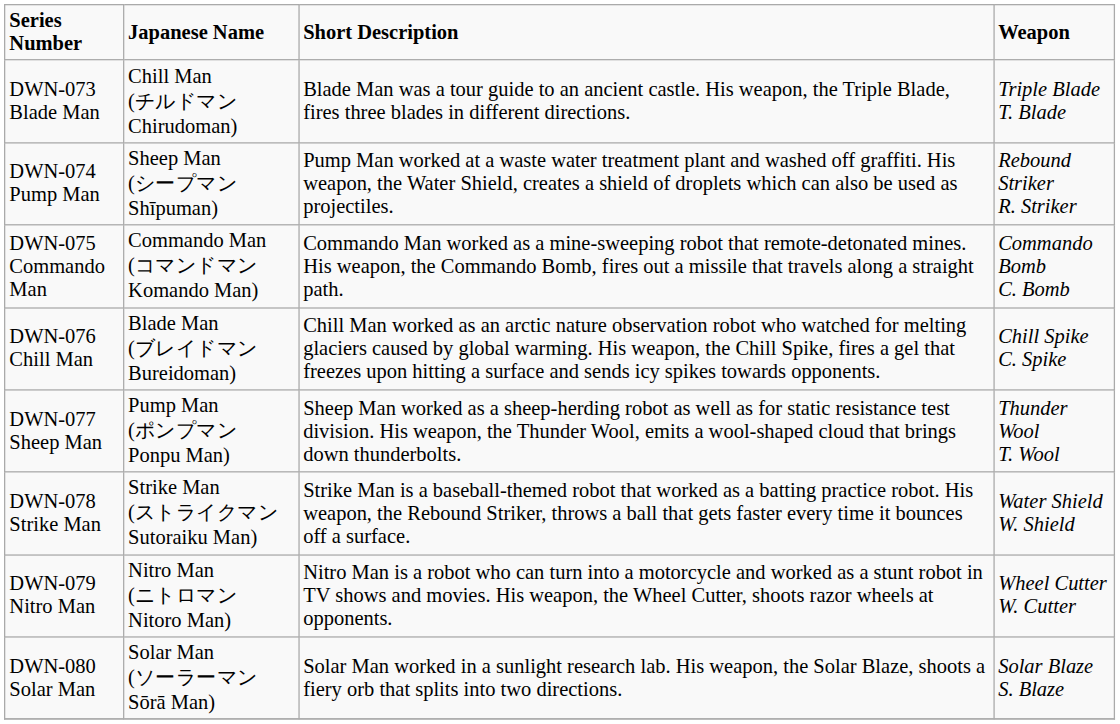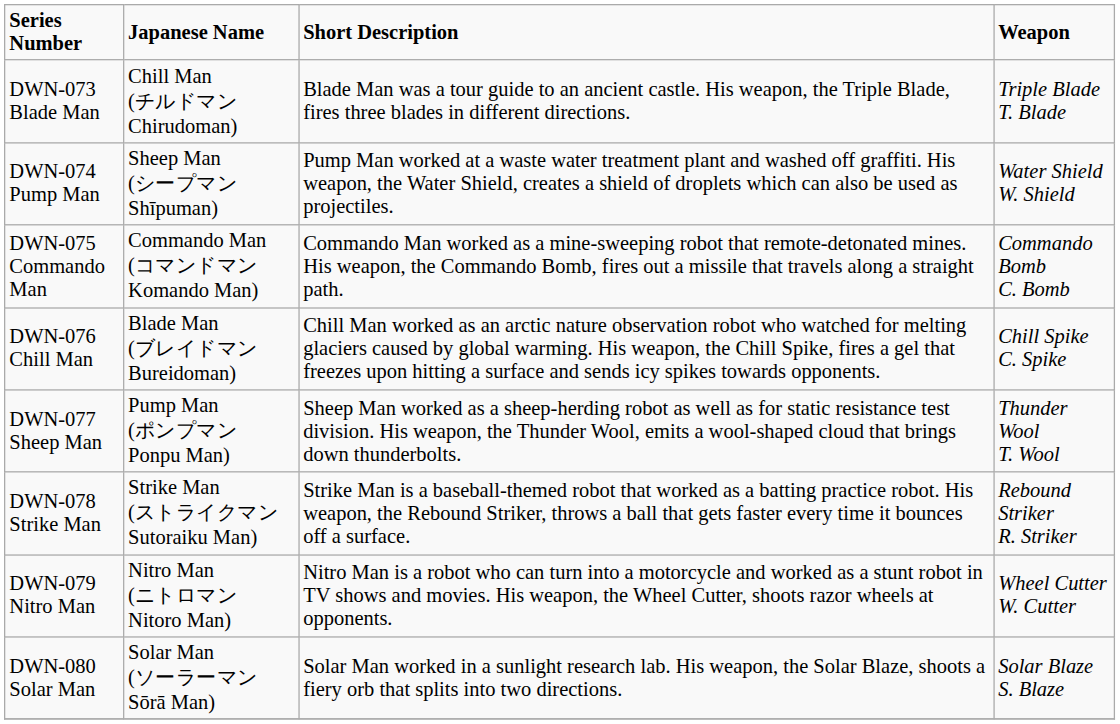(1037, 183) Rebound Striker R. Striker -> (1050, 183) Water Shield W. Shield
(1050, 513) Water Shield W. Shield -> (1037, 513) Rebound Striker R. Striker
